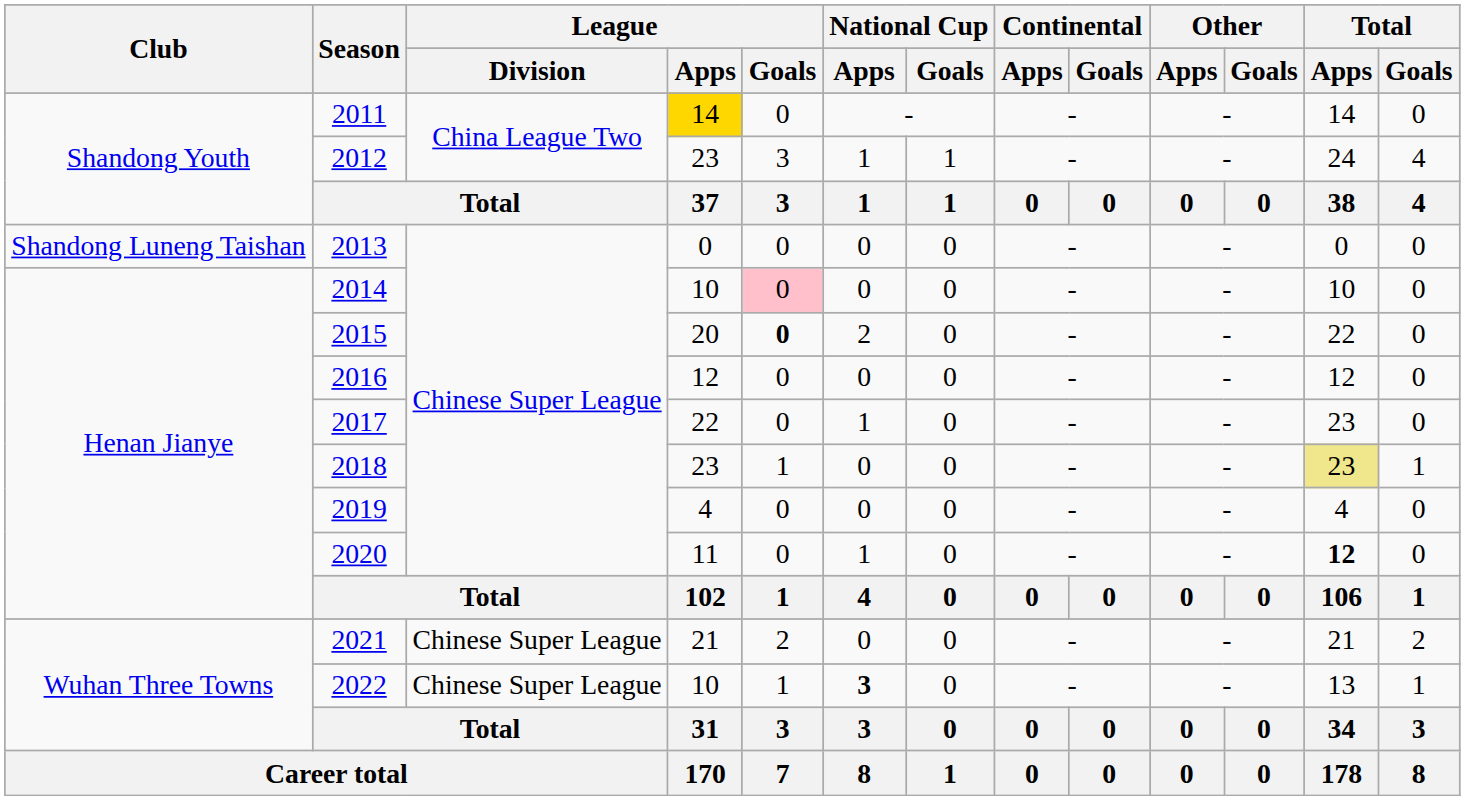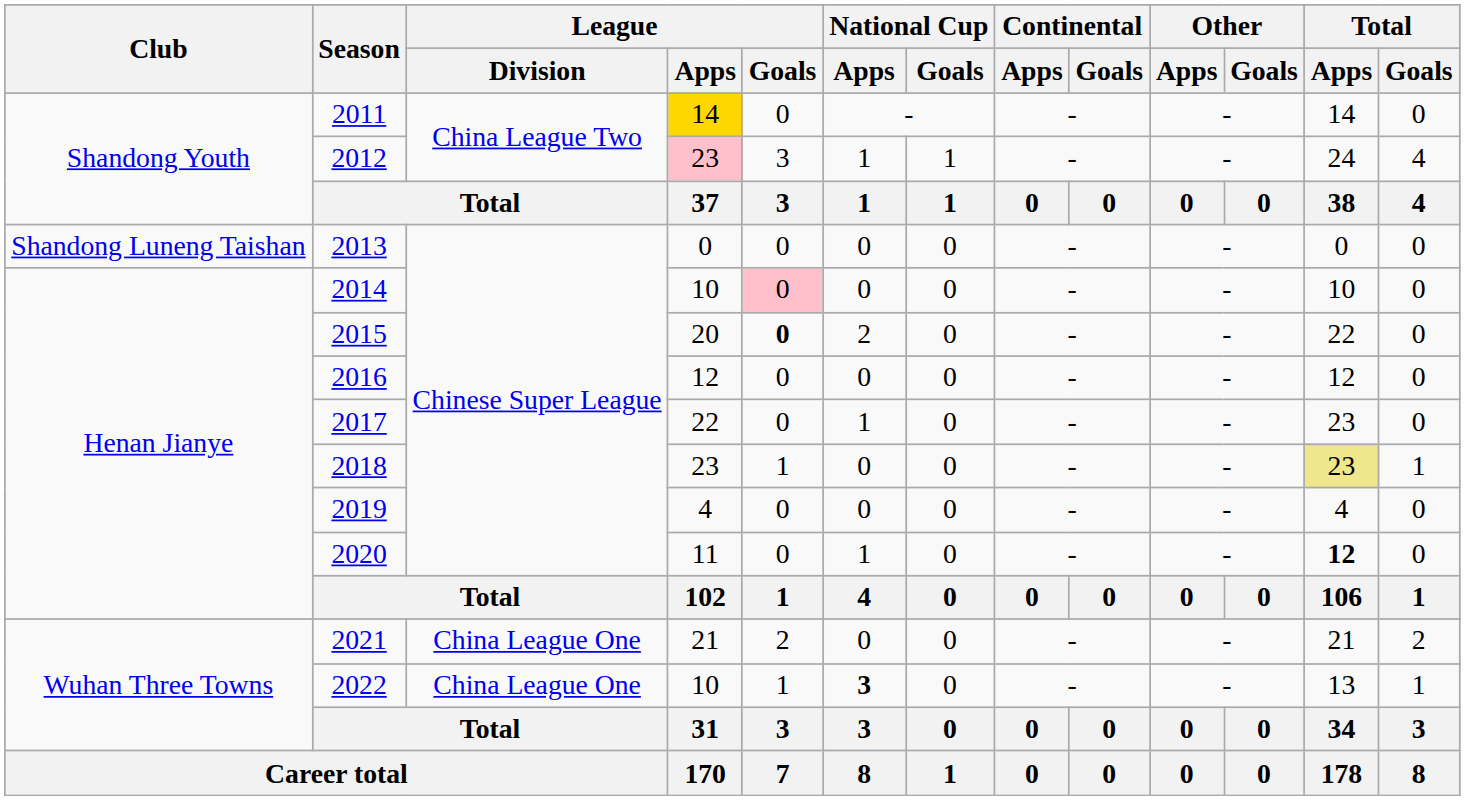(705, 158) no background -> (705, 158) pink background
(537, 641) Chinese Super League -> (537, 641) China League One
(537, 684) Chinese Super League -> (537, 684) China League One
